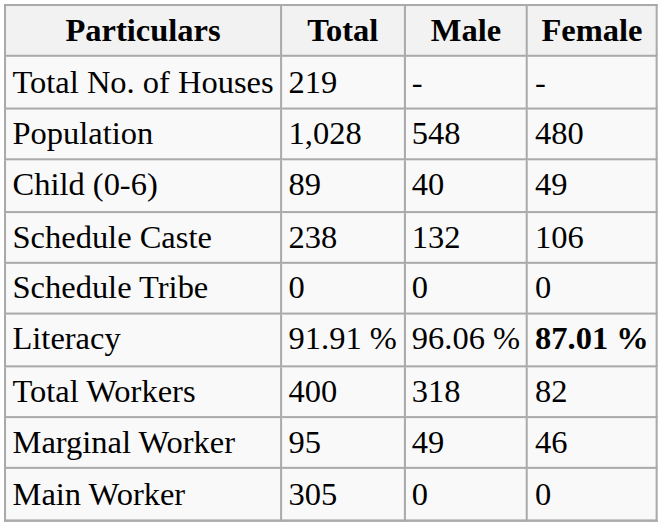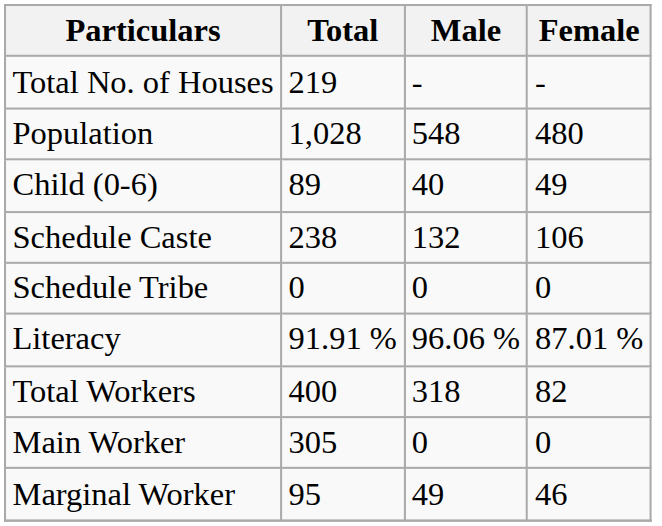(592, 339) bold -> (589, 339) normal
rows swapped: (99, 493) <-> (124, 442)
